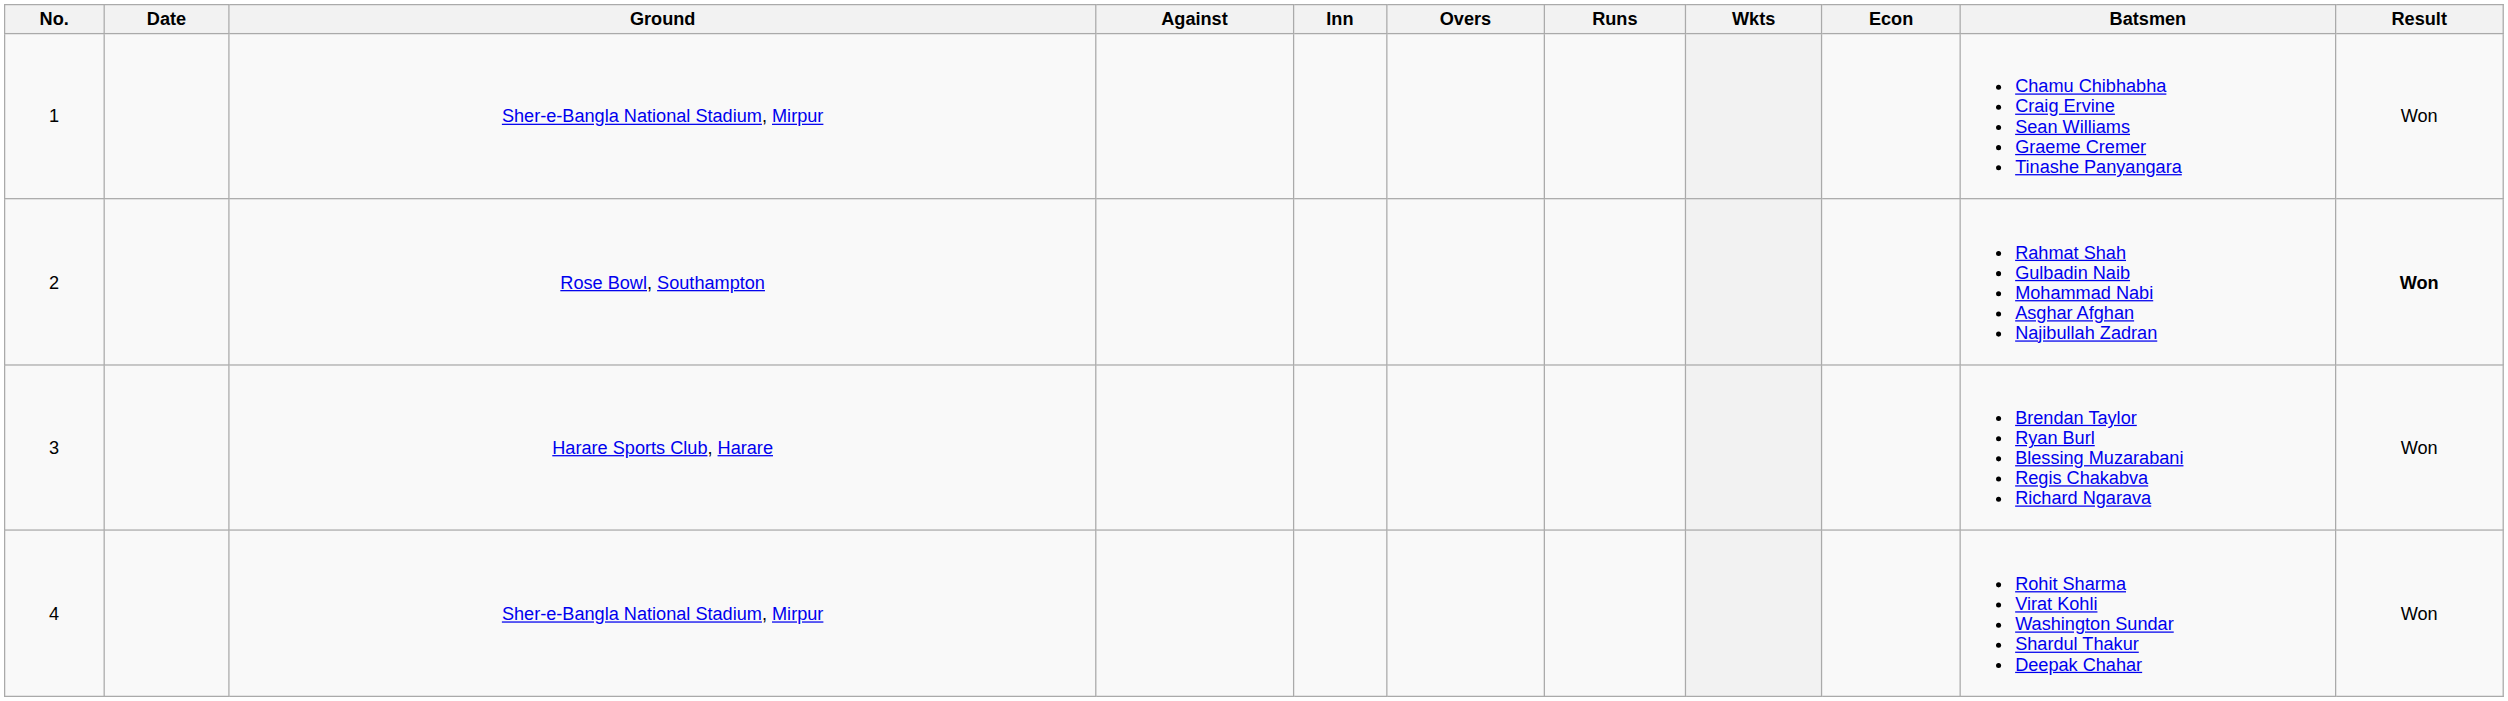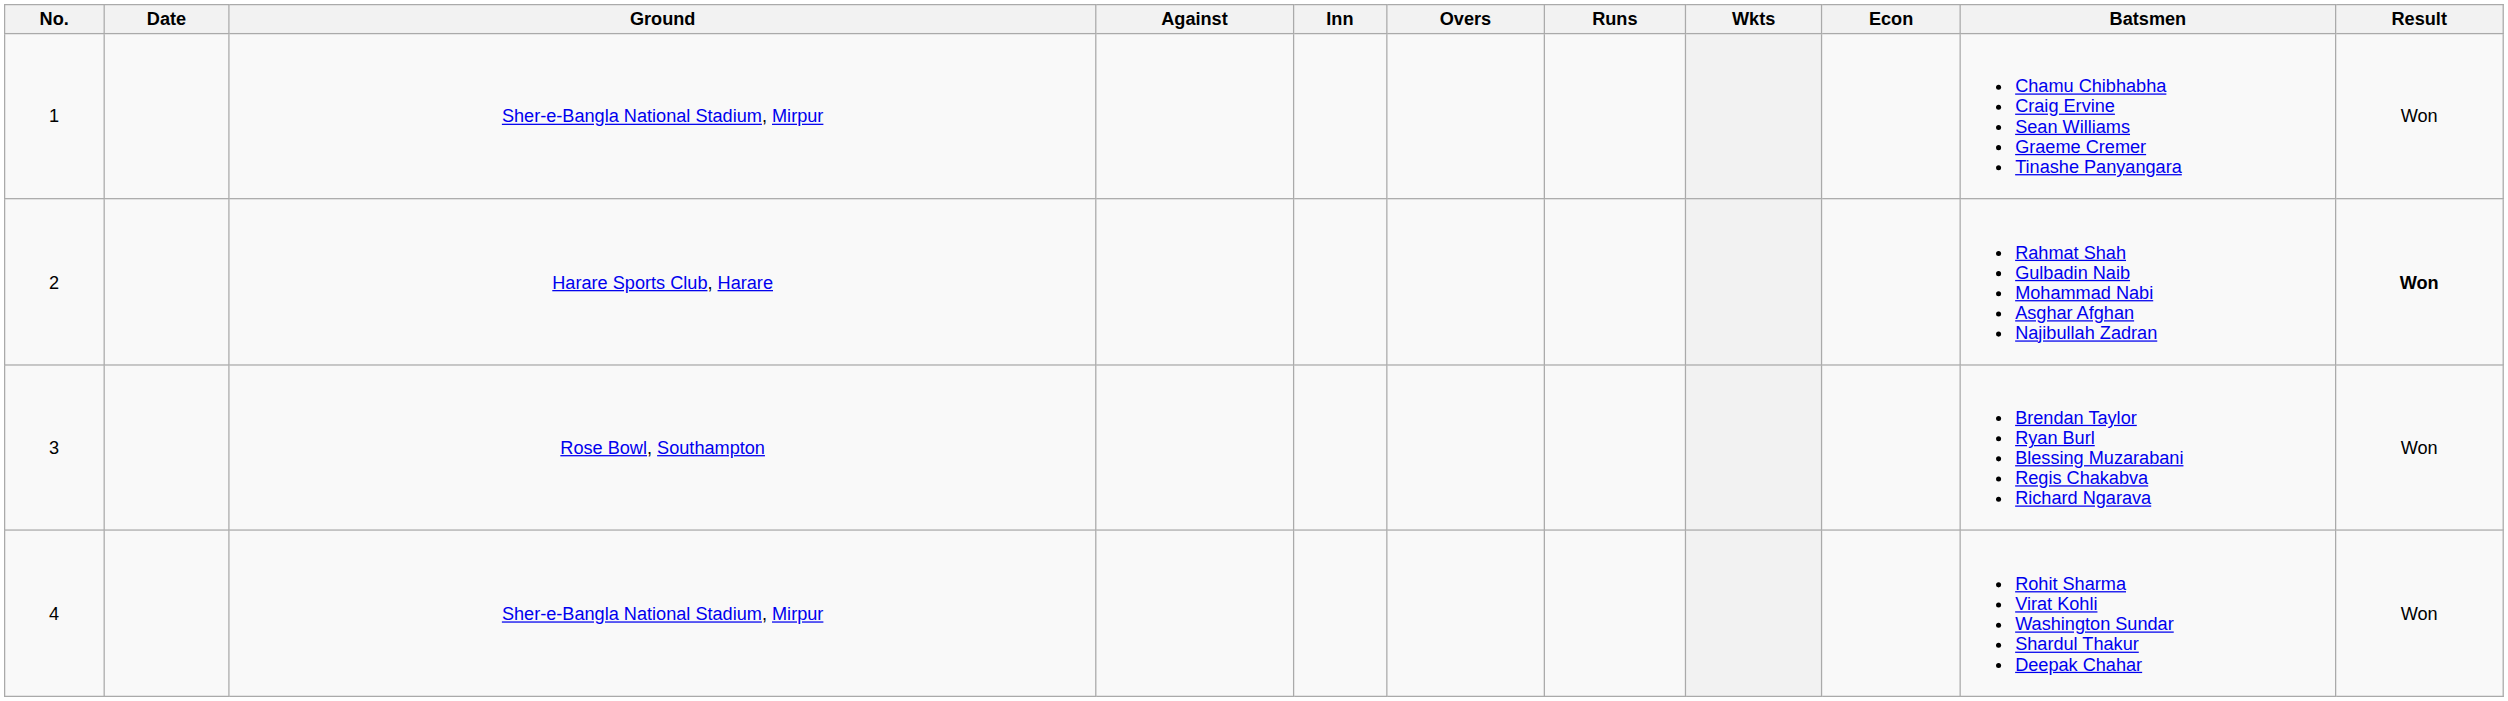(663, 282) Rose Bowl, Southampton -> (663, 282) Harare Sports Club, Harare
(663, 448) Harare Sports Club, Harare -> (663, 448) Rose Bowl, Southampton
